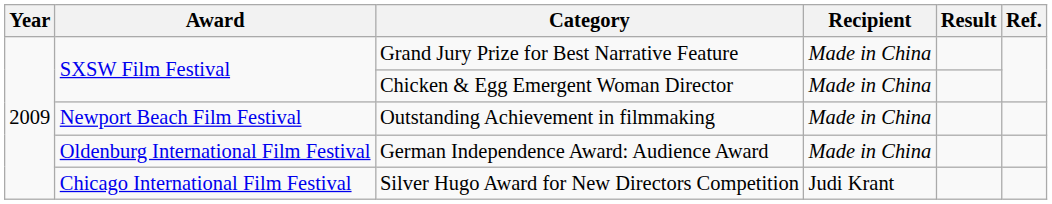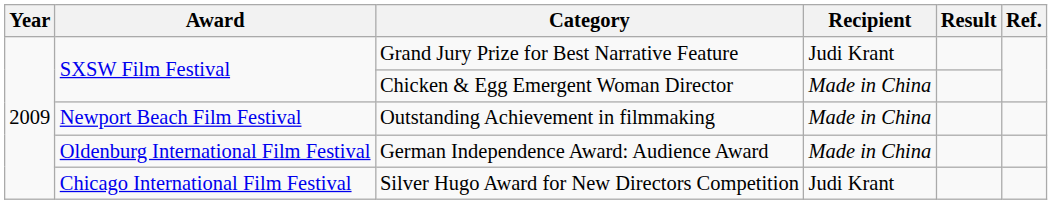(870, 53) Made in China -> (851, 53) Judi Krant
